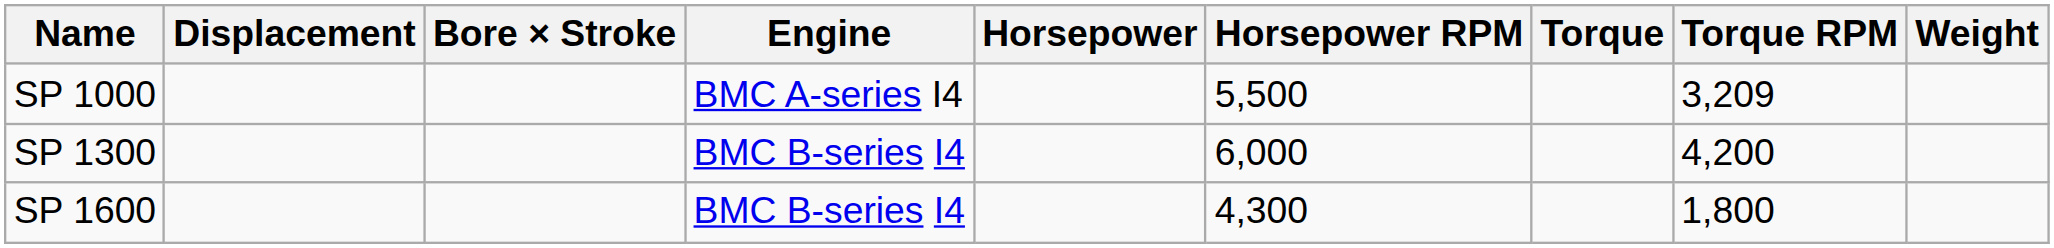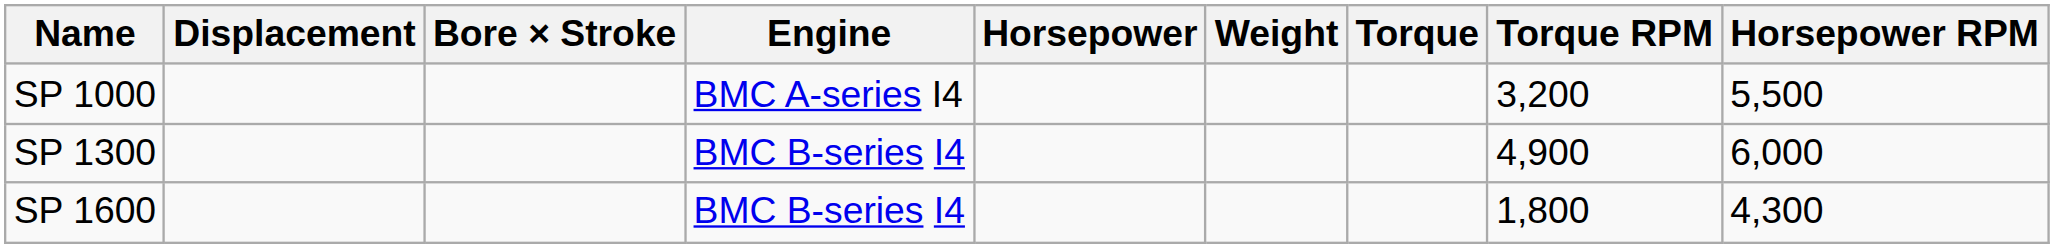columns swapped: (1369, 34) <-> (1977, 34)
(1728, 93) 3,209 -> (1543, 93) 3,200
(1728, 152) 4,200 -> (1543, 152) 4,900
